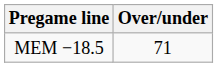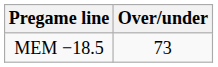(163, 47) 71 -> (163, 47) 73
